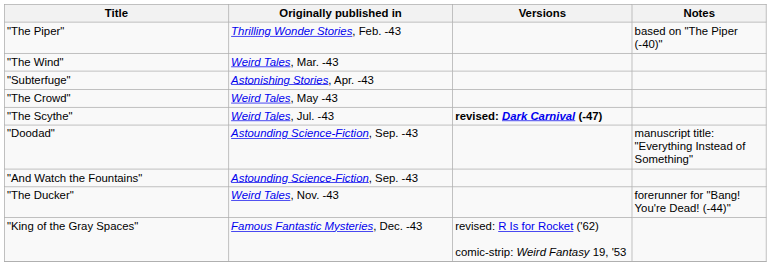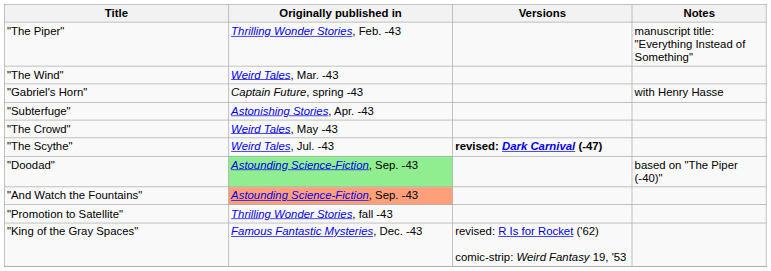(686, 37) based on "The Piper (-40)" -> (690, 44) manuscript title: "Everything Instead of Something"
+ row: (47, 93)
(325, 134) no background -> (325, 165) lightgreen background
(690, 147) manuscript title: "Everything Instead of Something" -> (686, 171) based on "The Piper (-40)"
(325, 177) no background -> (325, 195) lightsalmon background
+ row: (65, 213)
- row: (40, 195)
